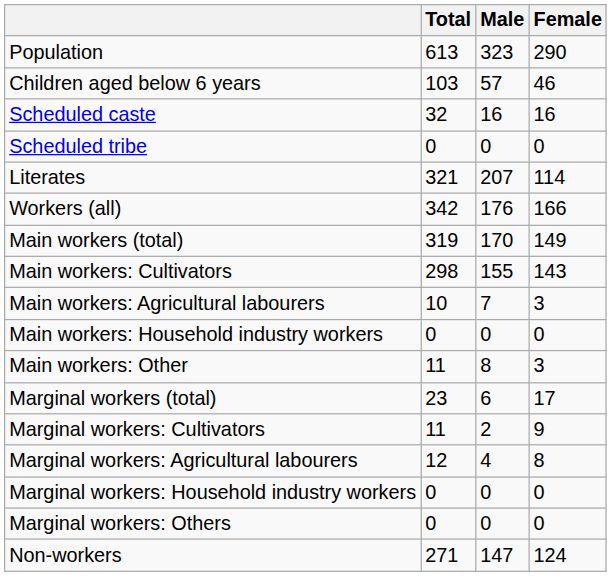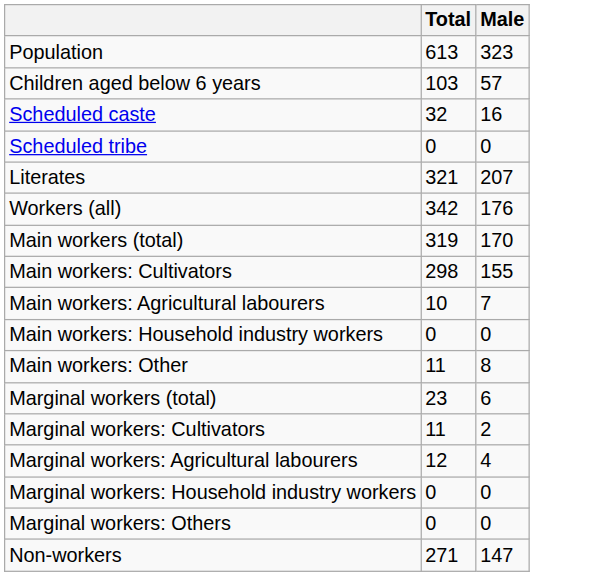- column: (568, 20)
